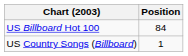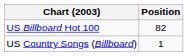(161, 28) 84 -> (161, 28) 82
